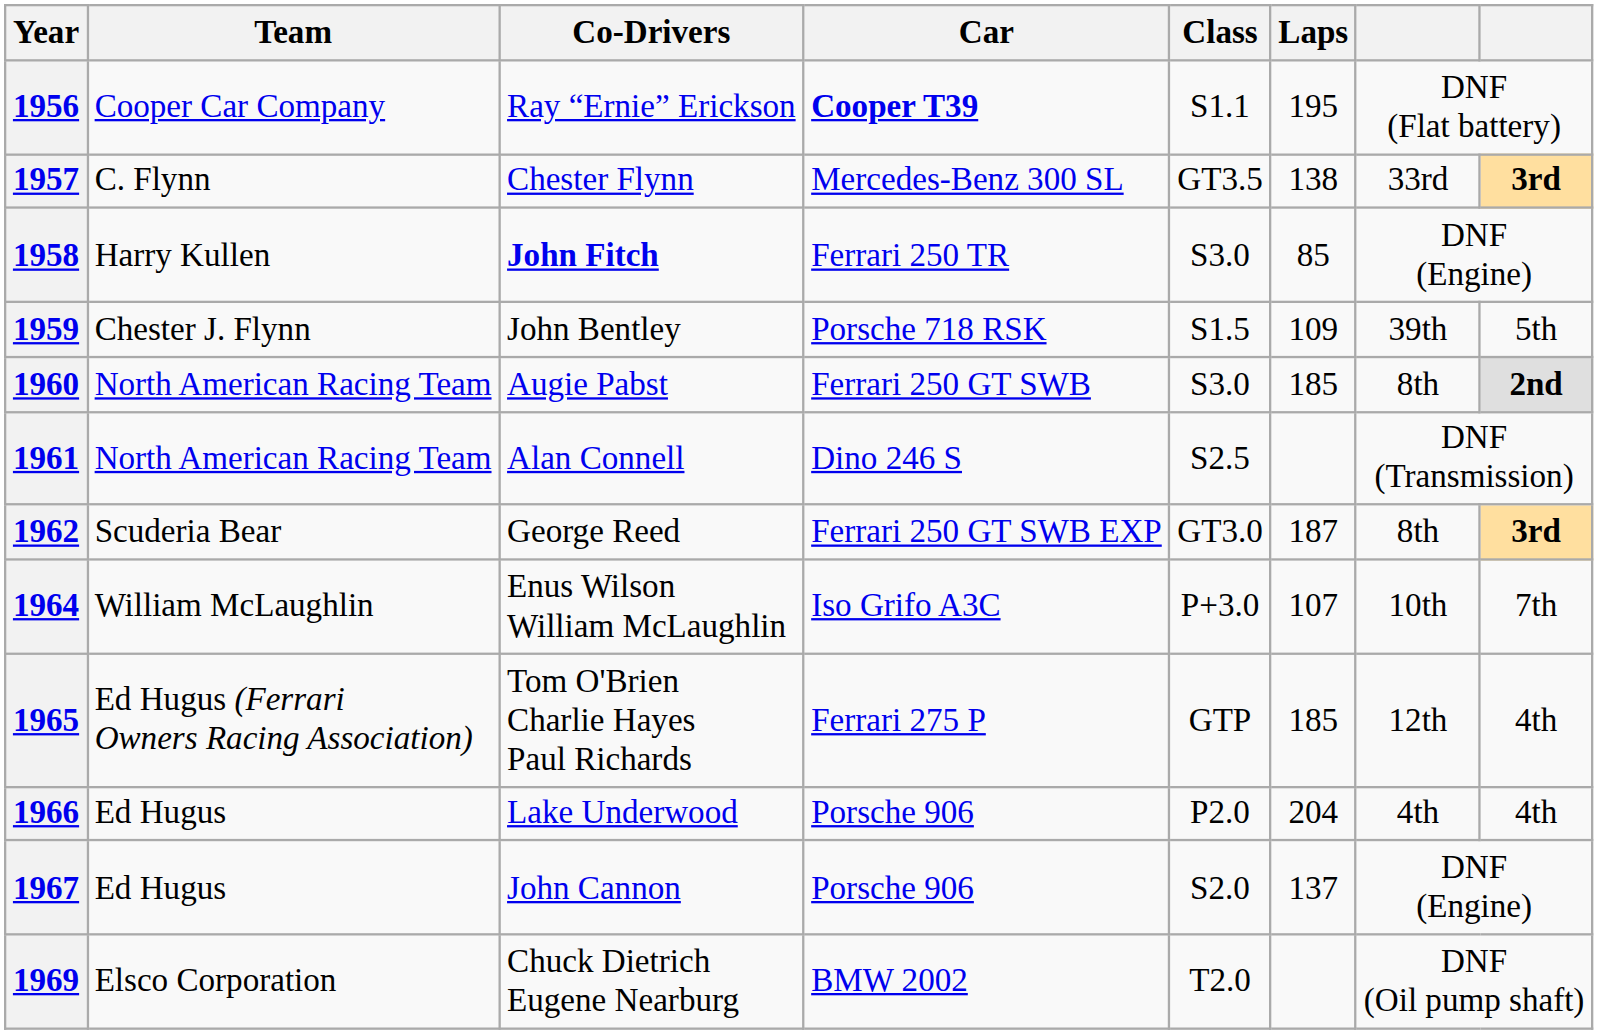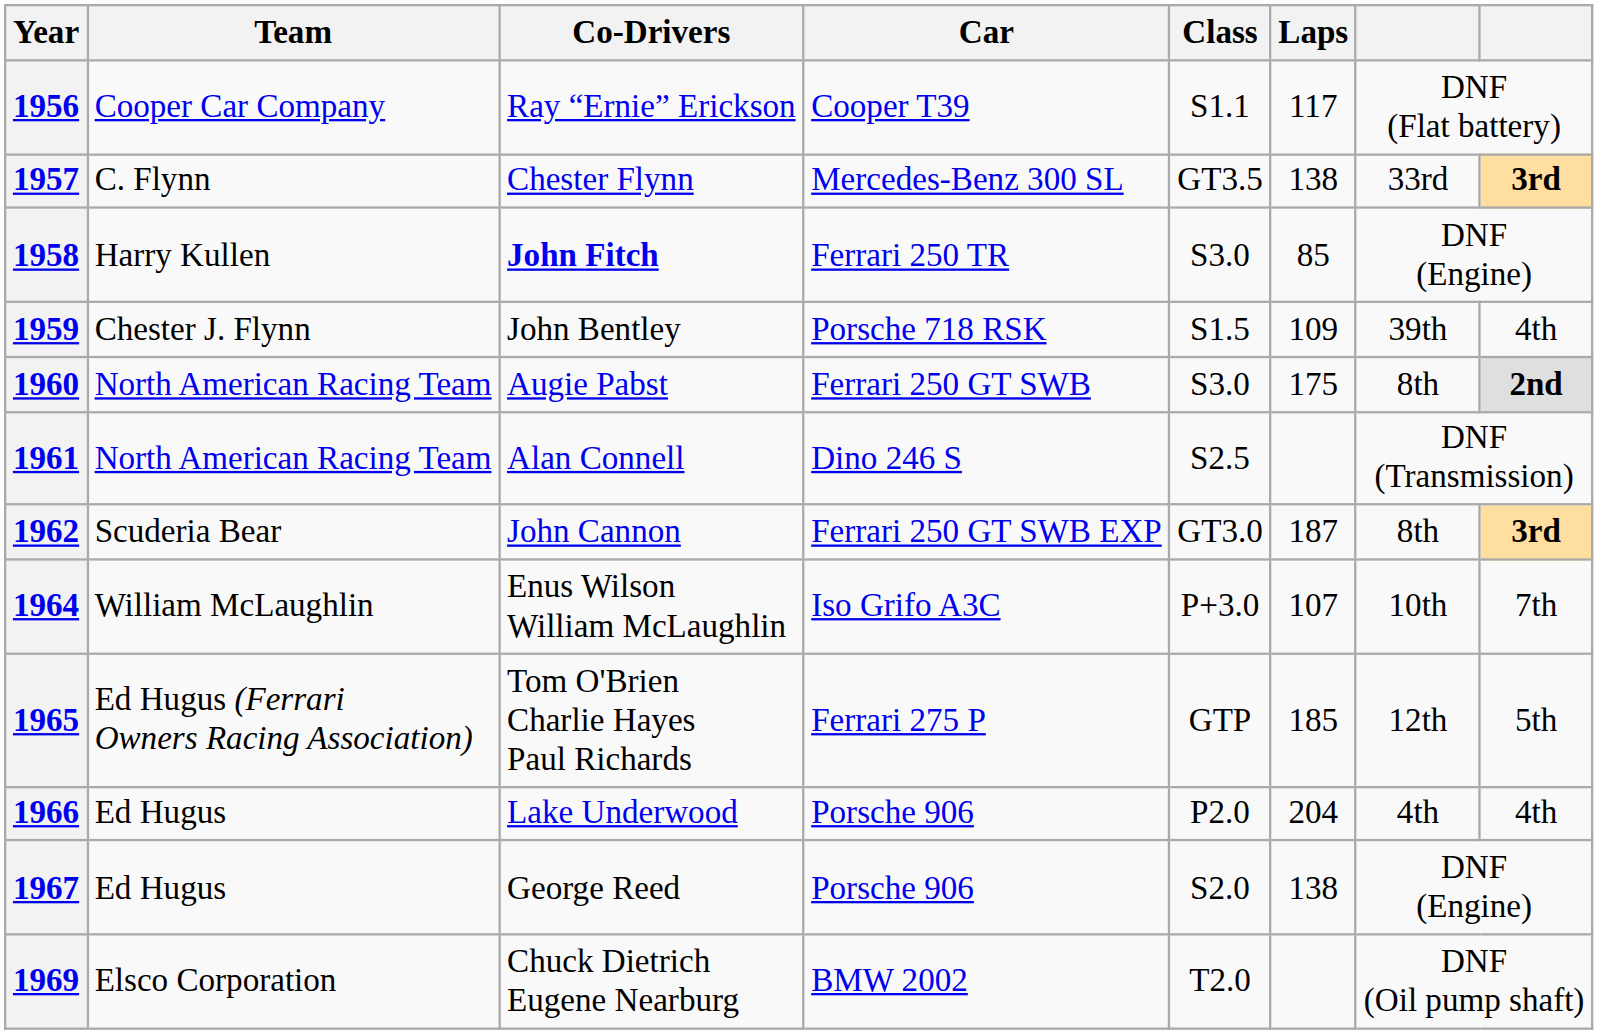(895, 106) bold -> (890, 106) normal
(1313, 106) 195 -> (1313, 106) 117
(1536, 328) 5th -> (1536, 328) 4th
(1313, 383) 185 -> (1313, 383) 175
(594, 531) George Reed -> (594, 531) John Cannon
(1536, 719) 4th -> (1536, 719) 5th
(594, 887) John Cannon -> (594, 887) George Reed
(1313, 887) 137 -> (1313, 887) 138
